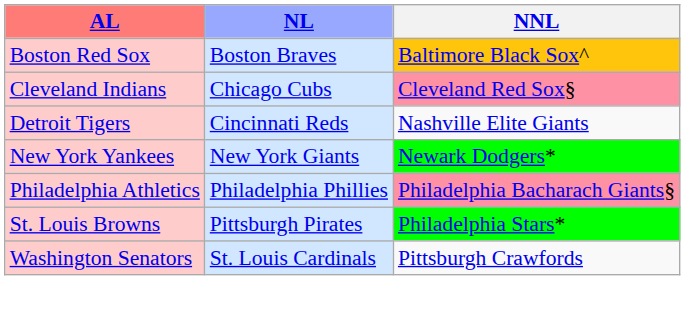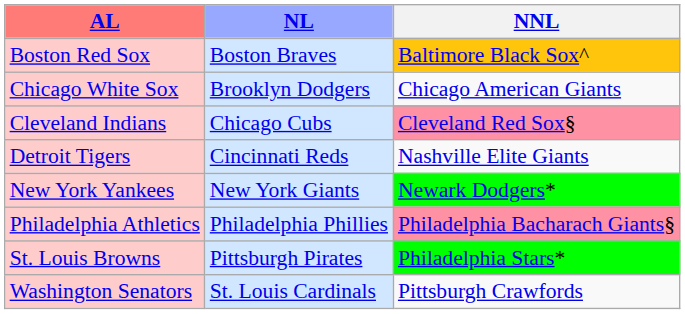+ row: (94, 89)
